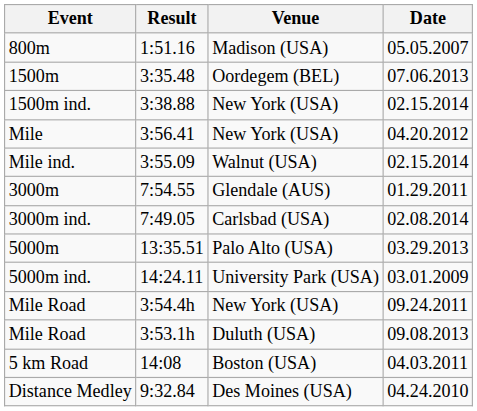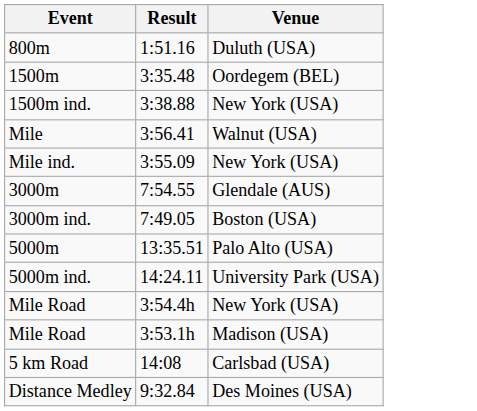- column: (428, 18)
(270, 47) Madison (USA) -> (264, 47) Duluth (USA)
(275, 133) New York (USA) -> (264, 133) Walnut (USA)
(264, 162) Walnut (USA) -> (275, 162) New York (USA)
(271, 219) Carlsbad (USA) -> (264, 219) Boston (USA)
(264, 334) Duluth (USA) -> (270, 334) Madison (USA)
(264, 362) Boston (USA) -> (271, 362) Carlsbad (USA)
